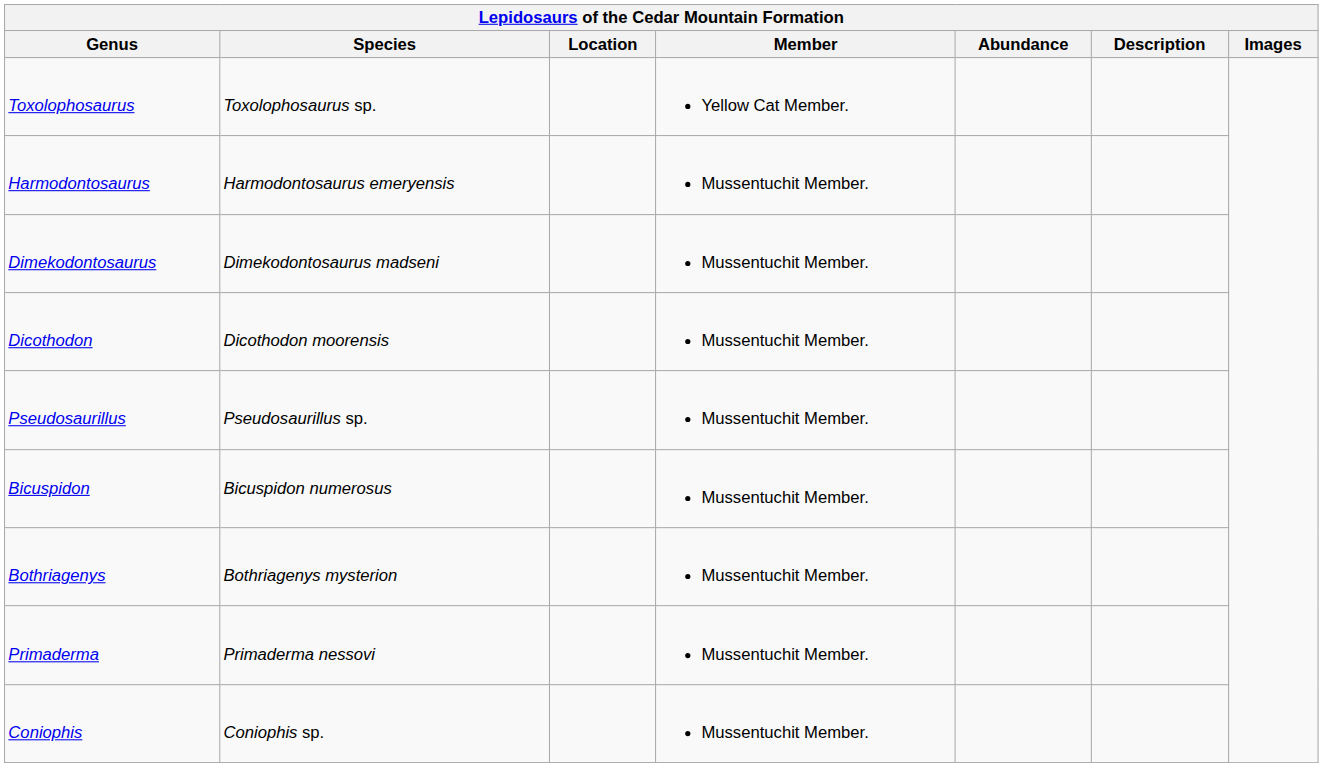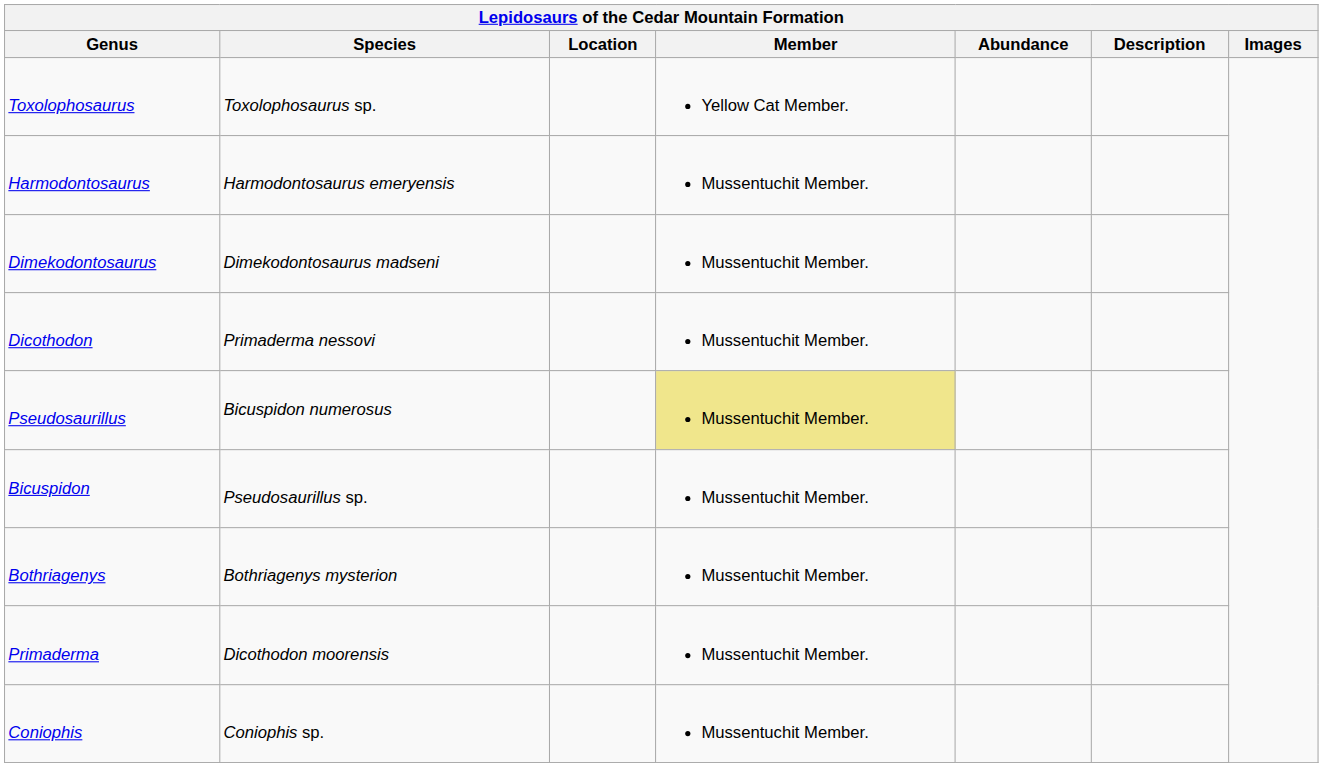(306, 341) Dicothodon moorensis -> (299, 341) Primaderma nessovi
(296, 419) Pseudosaurillus sp. -> (308, 410) Bicuspidon numerosus
(806, 419) no background -> (806, 419) khaki background
(308, 488) Bicuspidon numerosus -> (296, 497) Pseudosaurillus sp.
(299, 654) Primaderma nessovi -> (306, 654) Dicothodon moorensis
